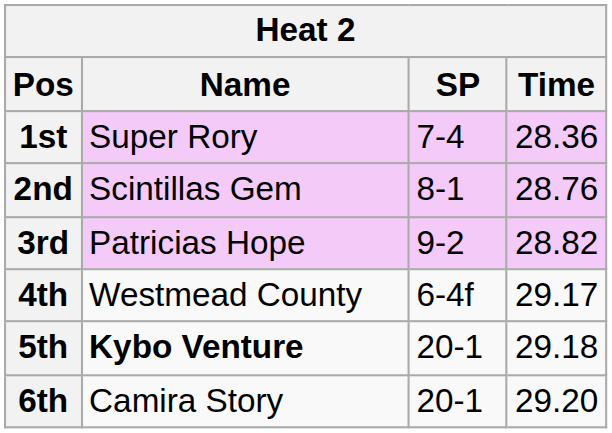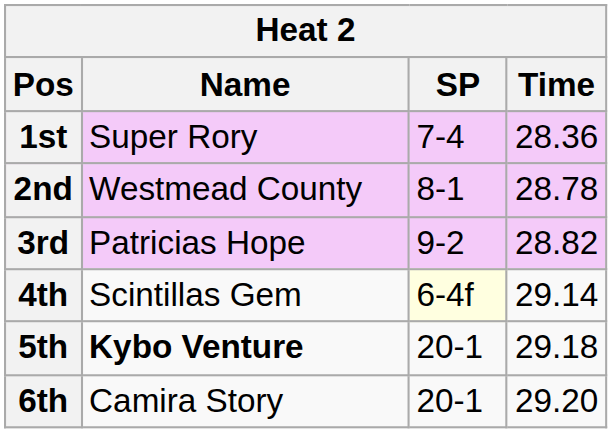(195, 189) Scintillas Gem -> (226, 189) Westmead County
(557, 189) 28.76 -> (557, 189) 28.78
(226, 294) Westmead County -> (195, 294) Scintillas Gem
(445, 294) no background -> (445, 294) lightyellow background
(557, 294) 29.17 -> (557, 294) 29.14
